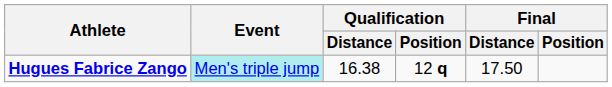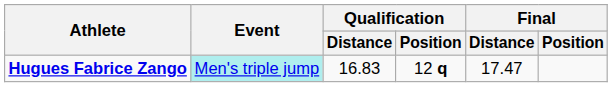(360, 69) 16.38 -> (360, 69) 16.83
(502, 69) 17.50 -> (502, 69) 17.47
